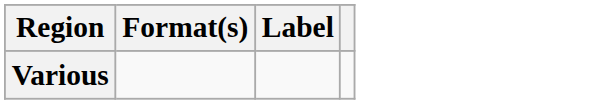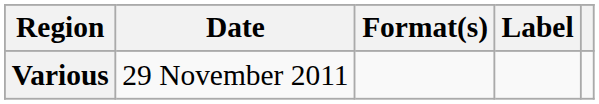+ column: (235, 27)
